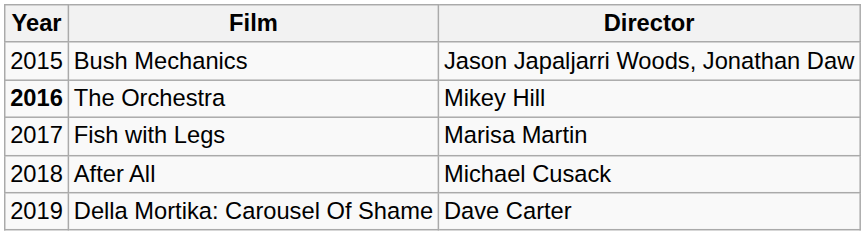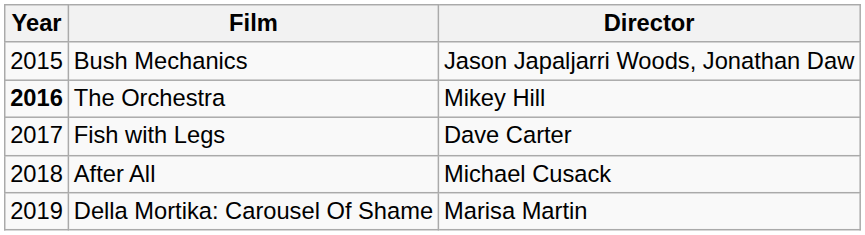(516, 135) Marisa Martin -> (508, 135) Dave Carter
(508, 211) Dave Carter -> (516, 211) Marisa Martin
